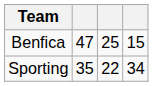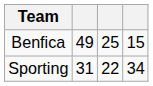(85, 42) 47 -> (85, 42) 49
(85, 68) 35 -> (85, 68) 31
